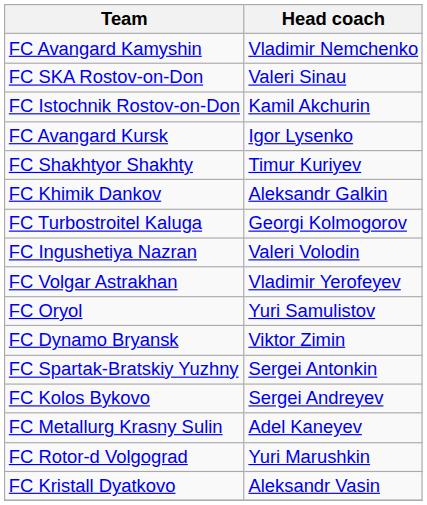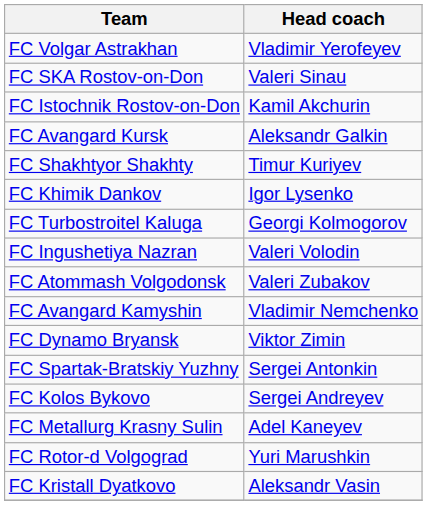rows swapped: (93, 281) <-> (105, 48)
(301, 135) Igor Lysenko -> (318, 135) Aleksandr Galkin
(318, 194) Aleksandr Galkin -> (301, 194) Igor Lysenko
+ row: (117, 281)
- row: (46, 310)
